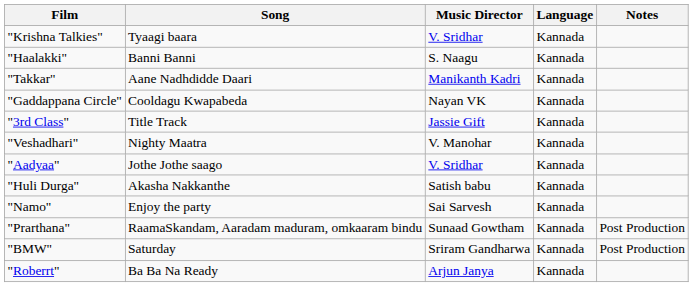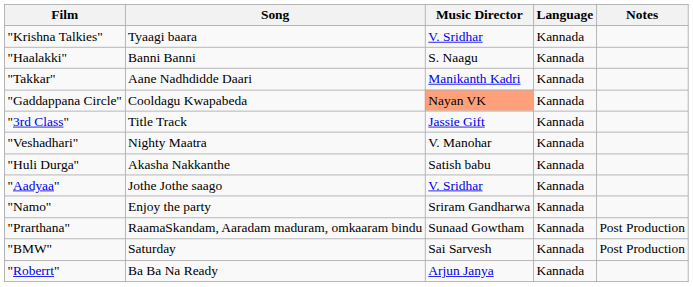(457, 100) no background -> (457, 100) lightsalmon background
rows swapped: (43, 185) <-> (34, 164)
(460, 206) Sai Sarvesh -> (479, 206) Sriram Gandharwa
(479, 249) Sriram Gandharwa -> (460, 249) Sai Sarvesh
